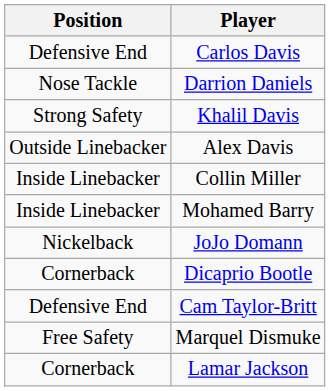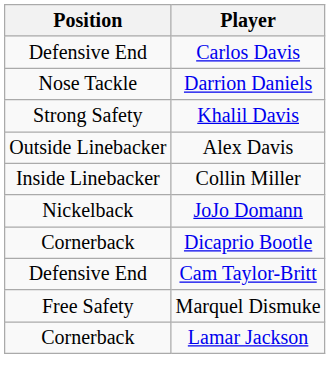- row: (248, 210)
